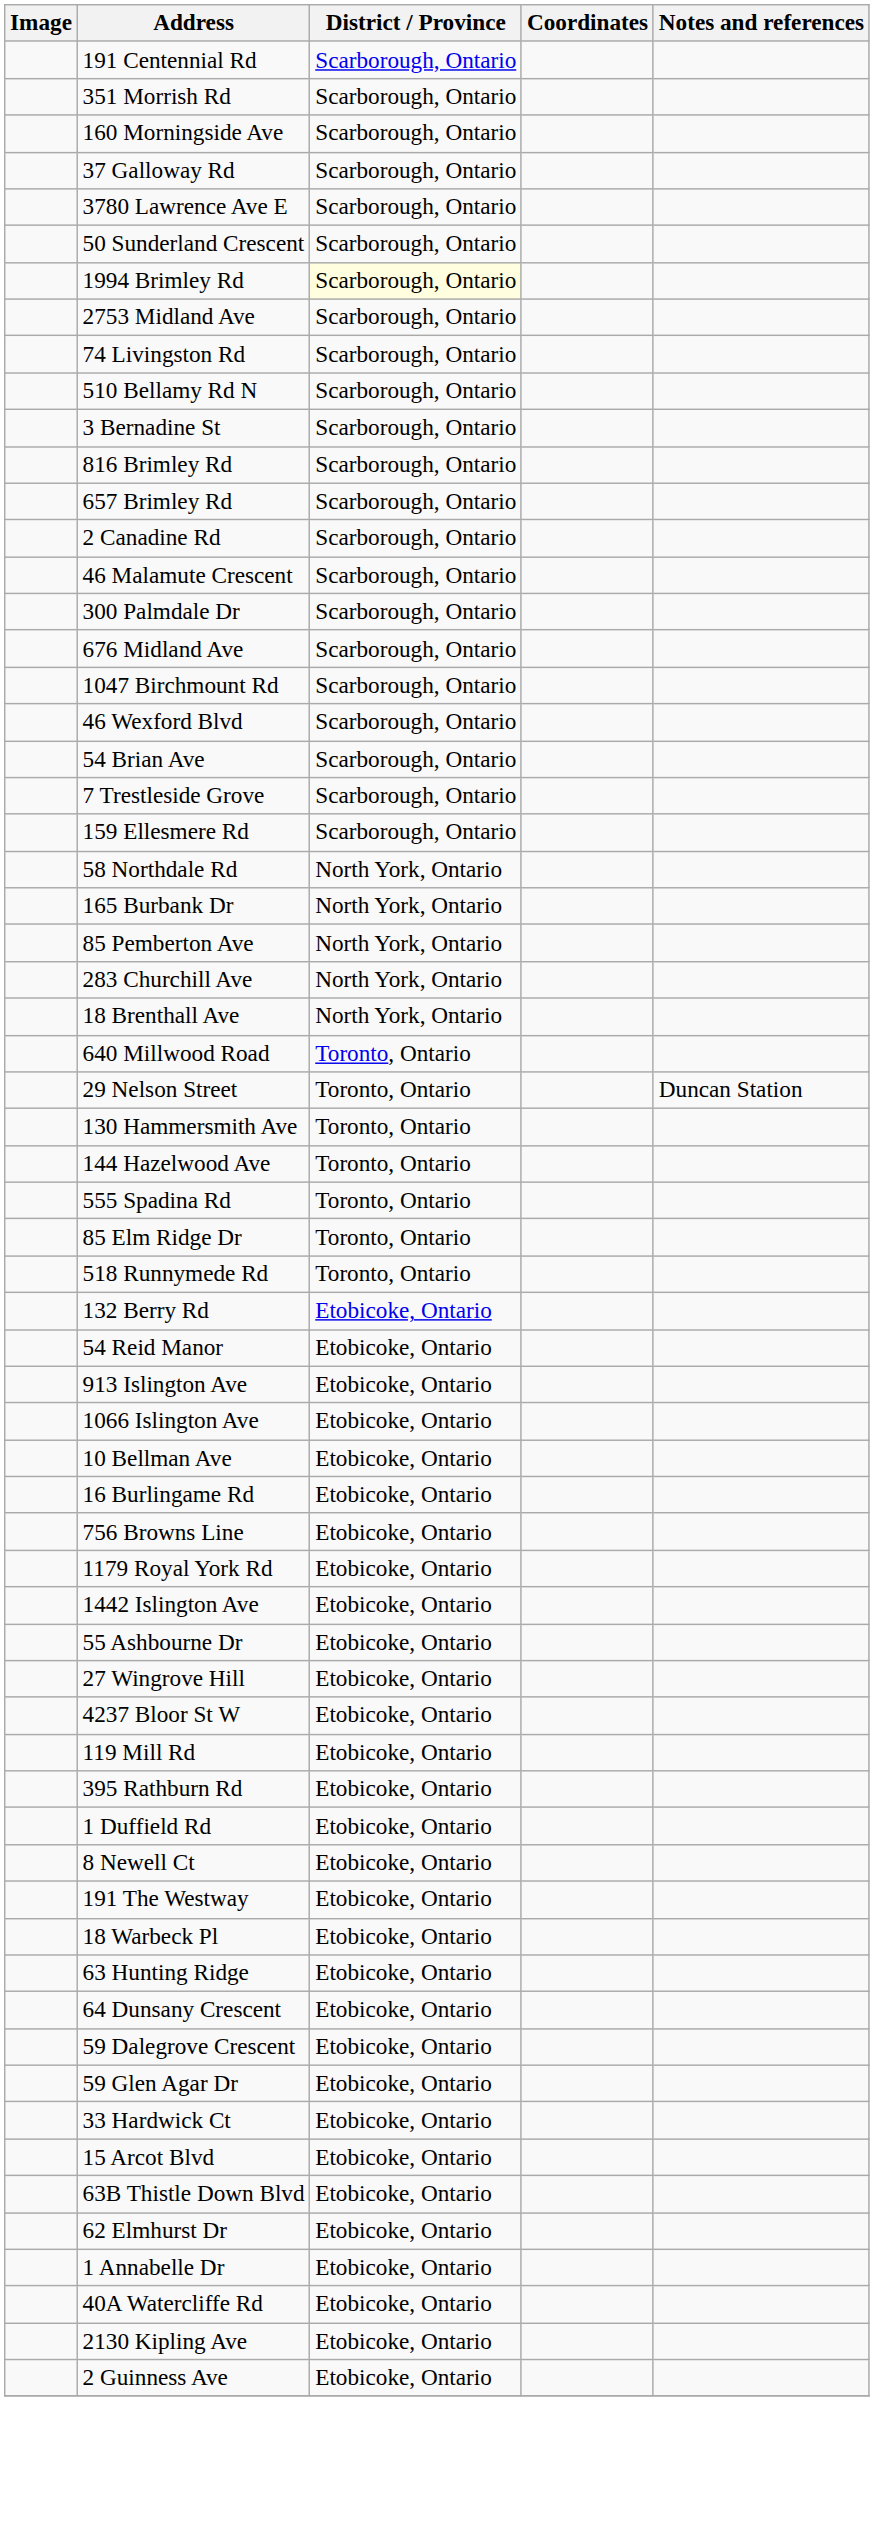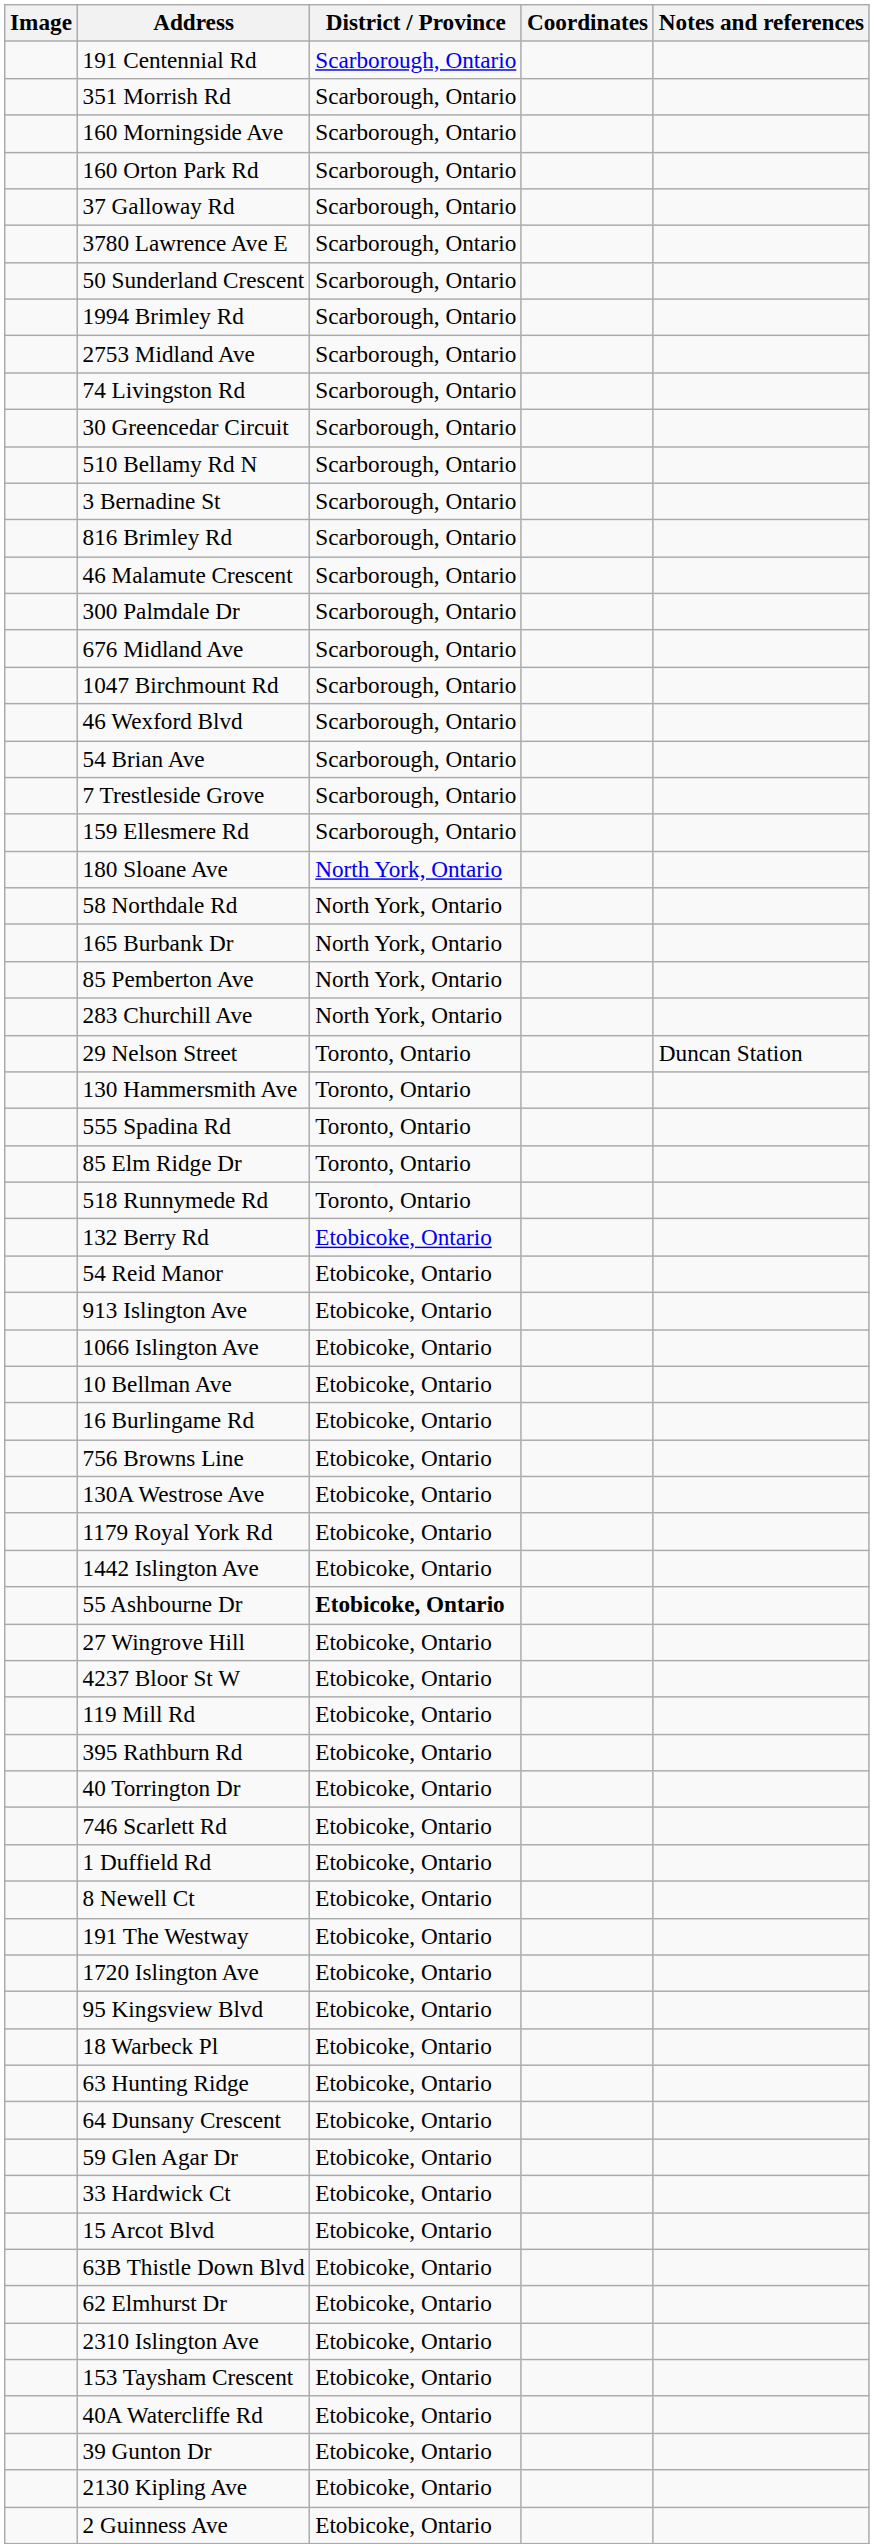+ row: (171, 170)
(416, 280) lightyellow background -> (416, 317) no background
+ row: (186, 427)
- row: (157, 501)
- row: (152, 538)
+ row: (155, 869)
- row: (161, 1016)
- row: (176, 1053)
- row: (176, 1163)
+ row: (173, 1494)
(403, 1641) normal -> (410, 1605) bold
+ row: (161, 1788)
+ row: (155, 1825)
+ row: (171, 1972)
+ row: (173, 2009)
- row: (189, 2046)
+ row: (171, 2340)
- row: (153, 2267)
+ row: (188, 2377)
+ row: (147, 2451)
